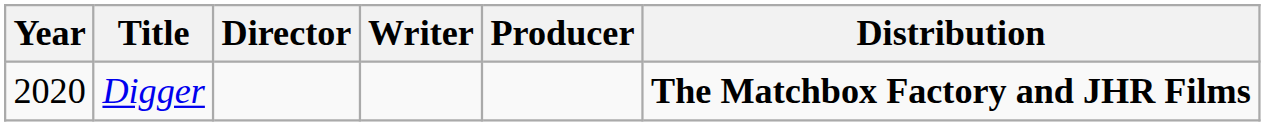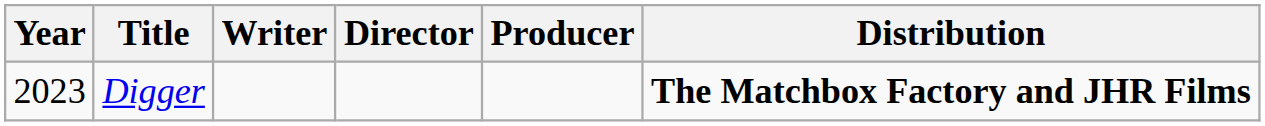columns swapped: (286, 33) <-> (421, 33)
(50, 90) 2020 -> (50, 90) 2023
